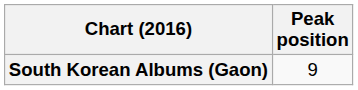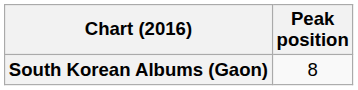(313, 69) 9 -> (313, 69) 8
